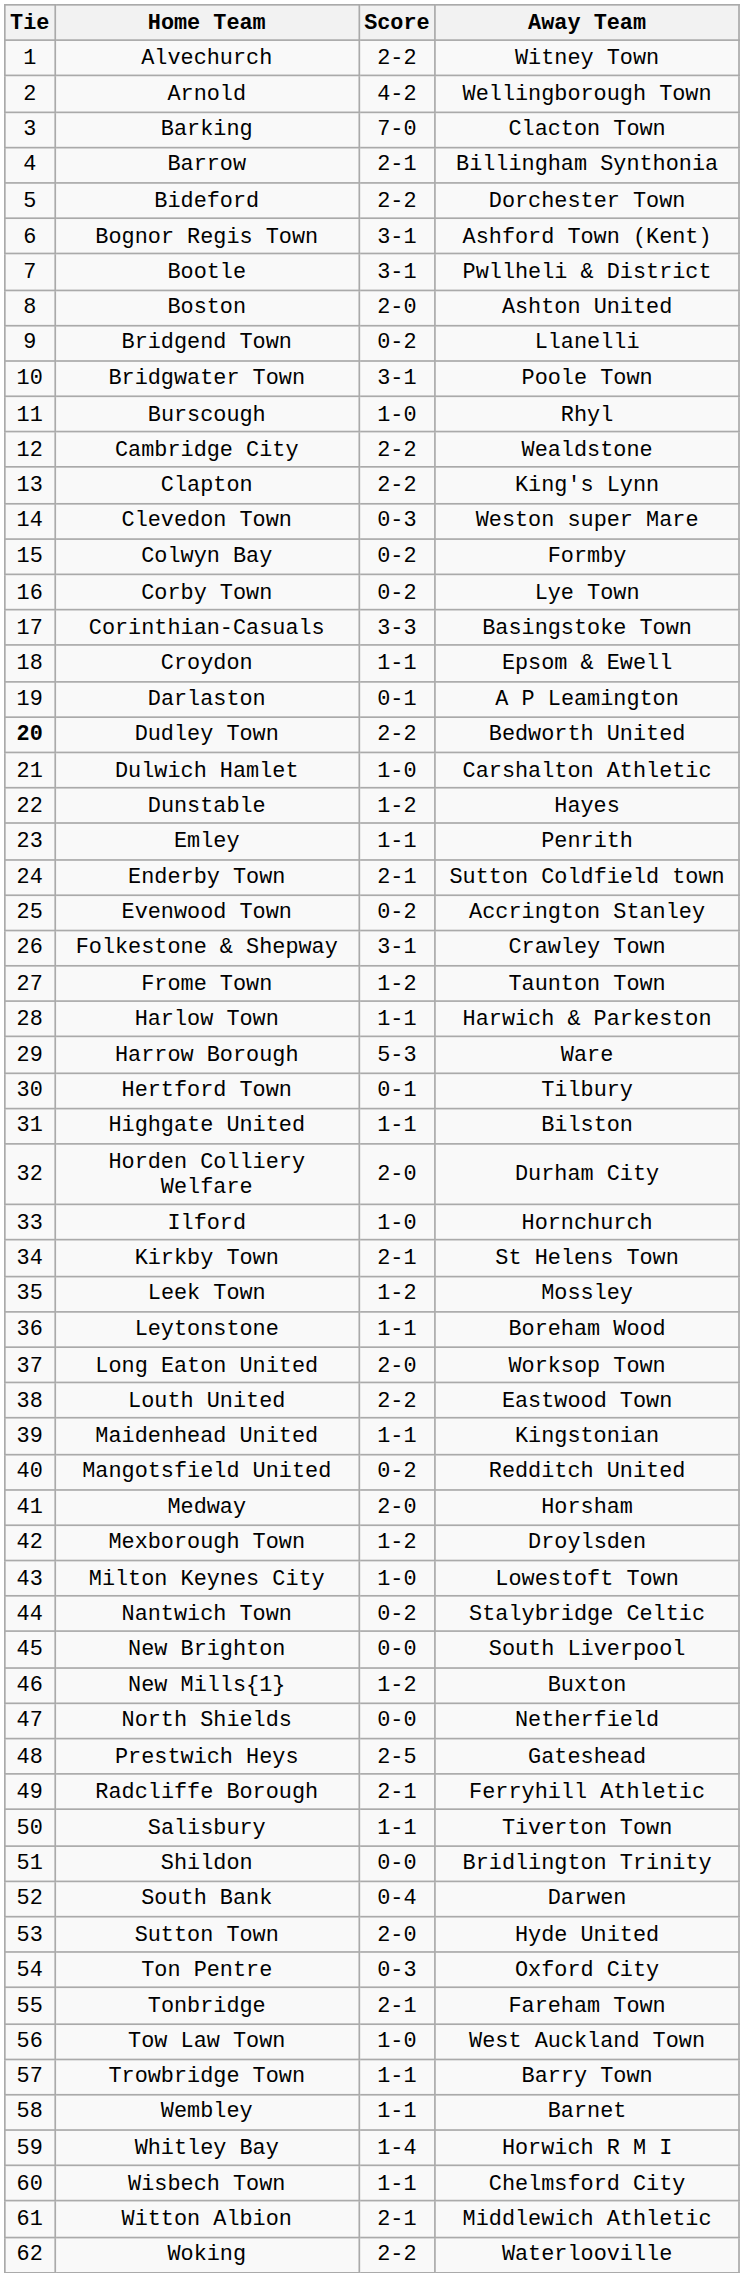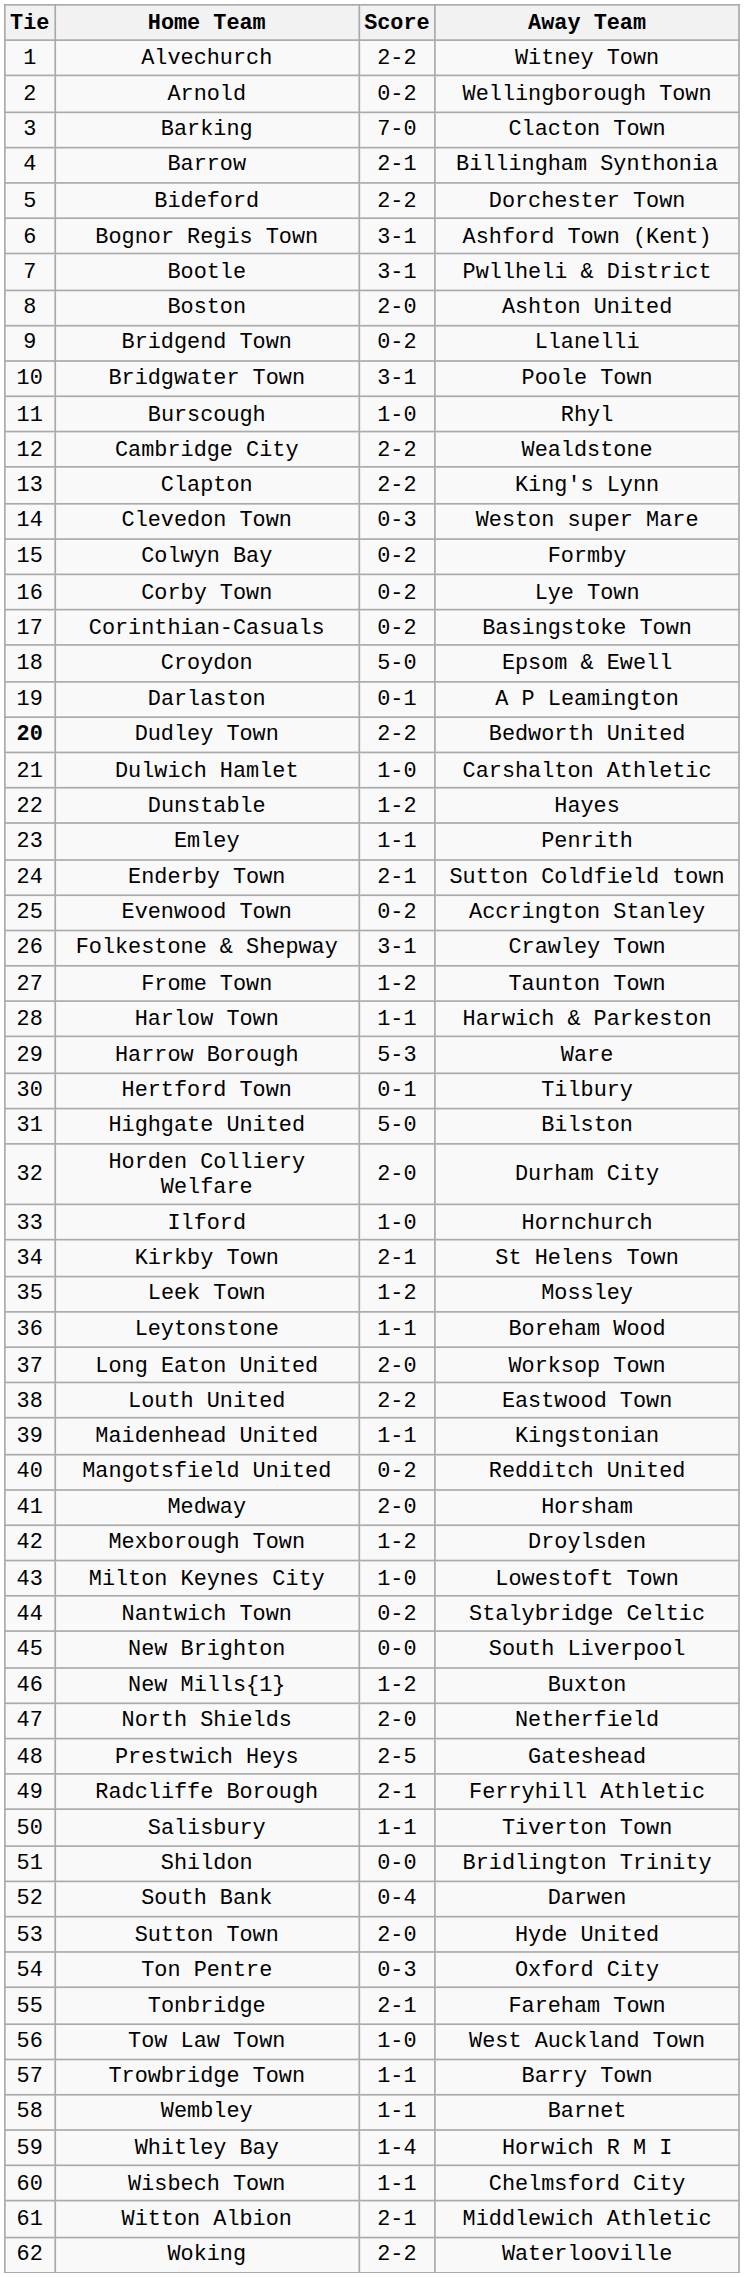(397, 94) 4-2 -> (397, 94) 0-2
(397, 628) 3-3 -> (397, 628) 0-2
(397, 663) 1-1 -> (397, 663) 5-0
(397, 1126) 1-1 -> (397, 1126) 5-0
(397, 1721) 0-0 -> (397, 1721) 2-0
